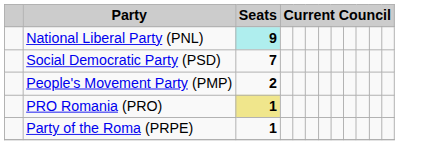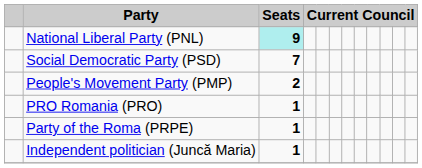(273, 106) khaki background -> (296, 106) no background
+ row: (141, 151)
